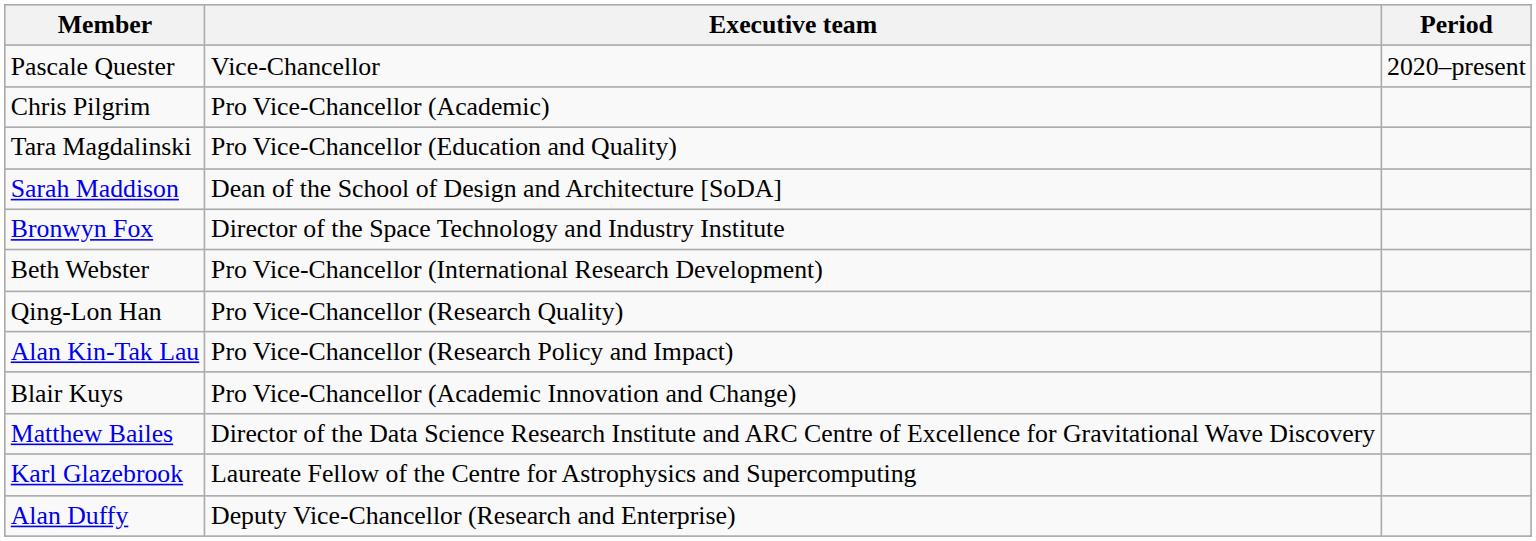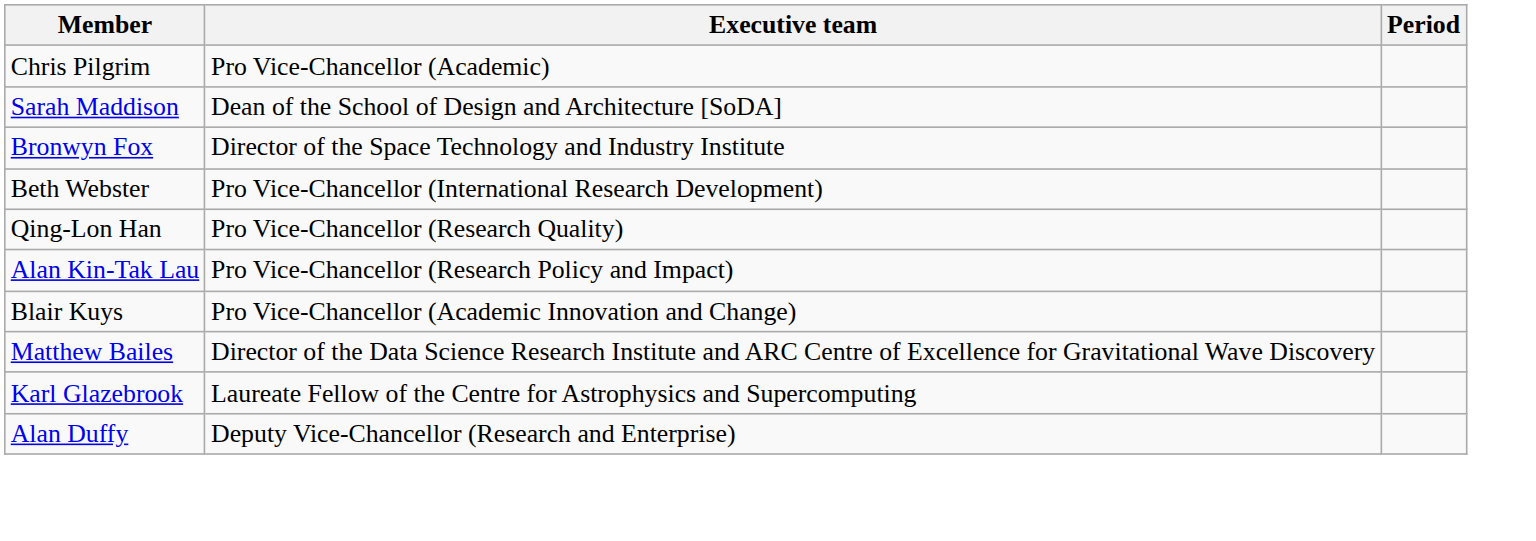- row: (93, 65)
- row: (101, 147)
